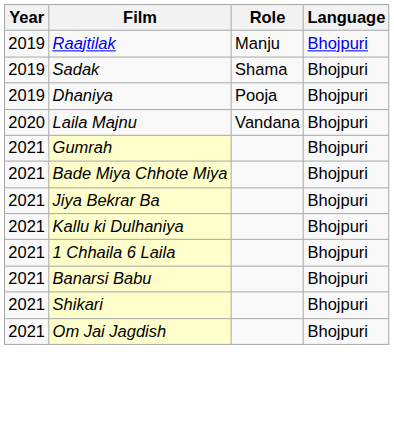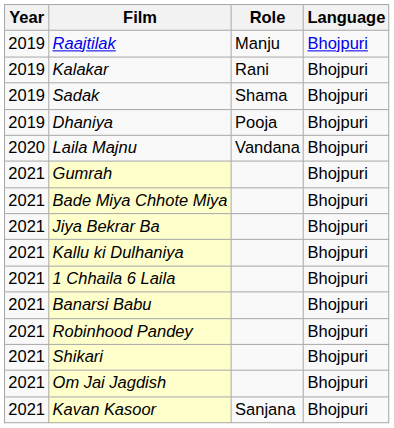+ row: (81, 69)
+ row: (123, 331)
+ row: (104, 409)
